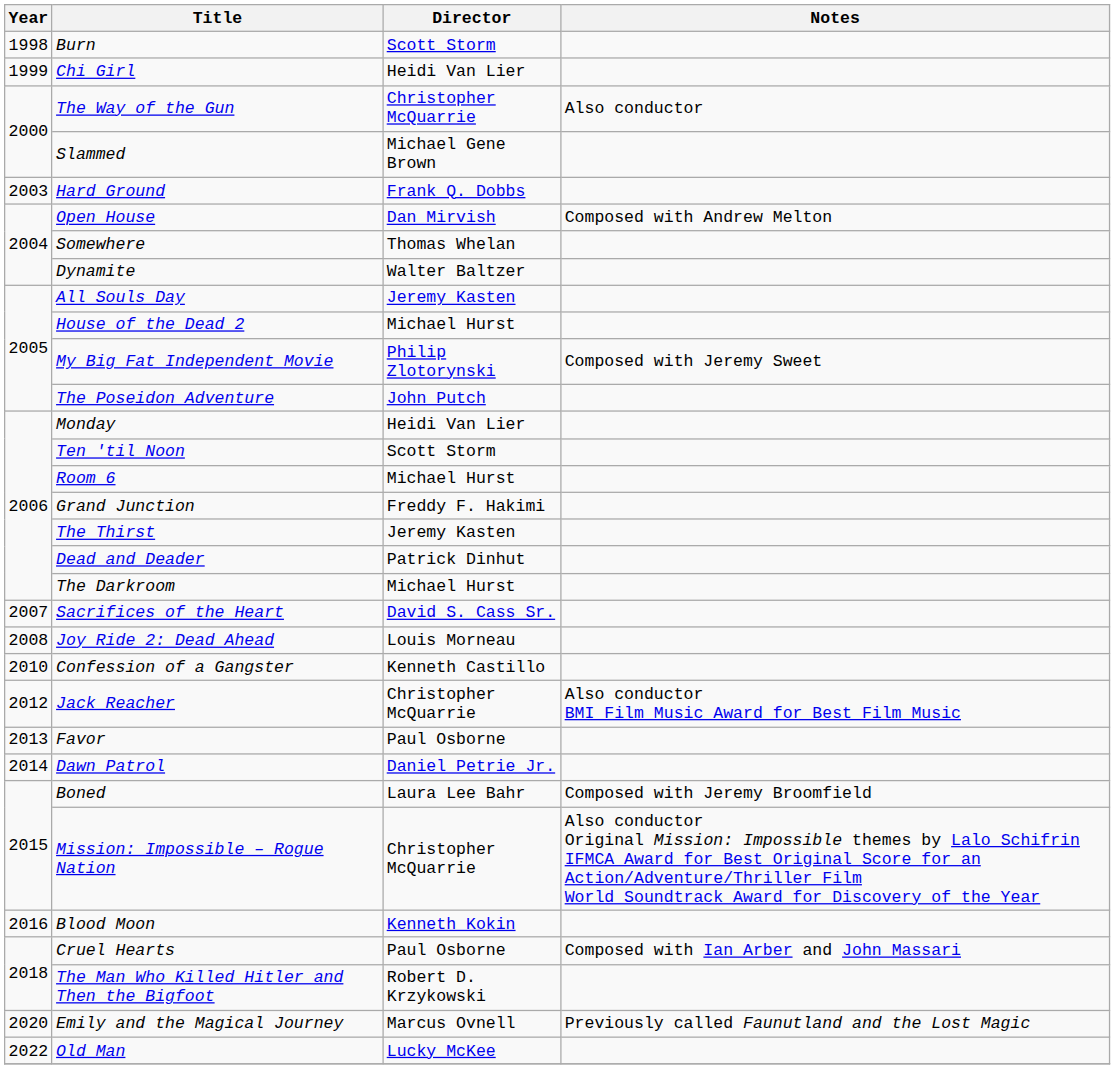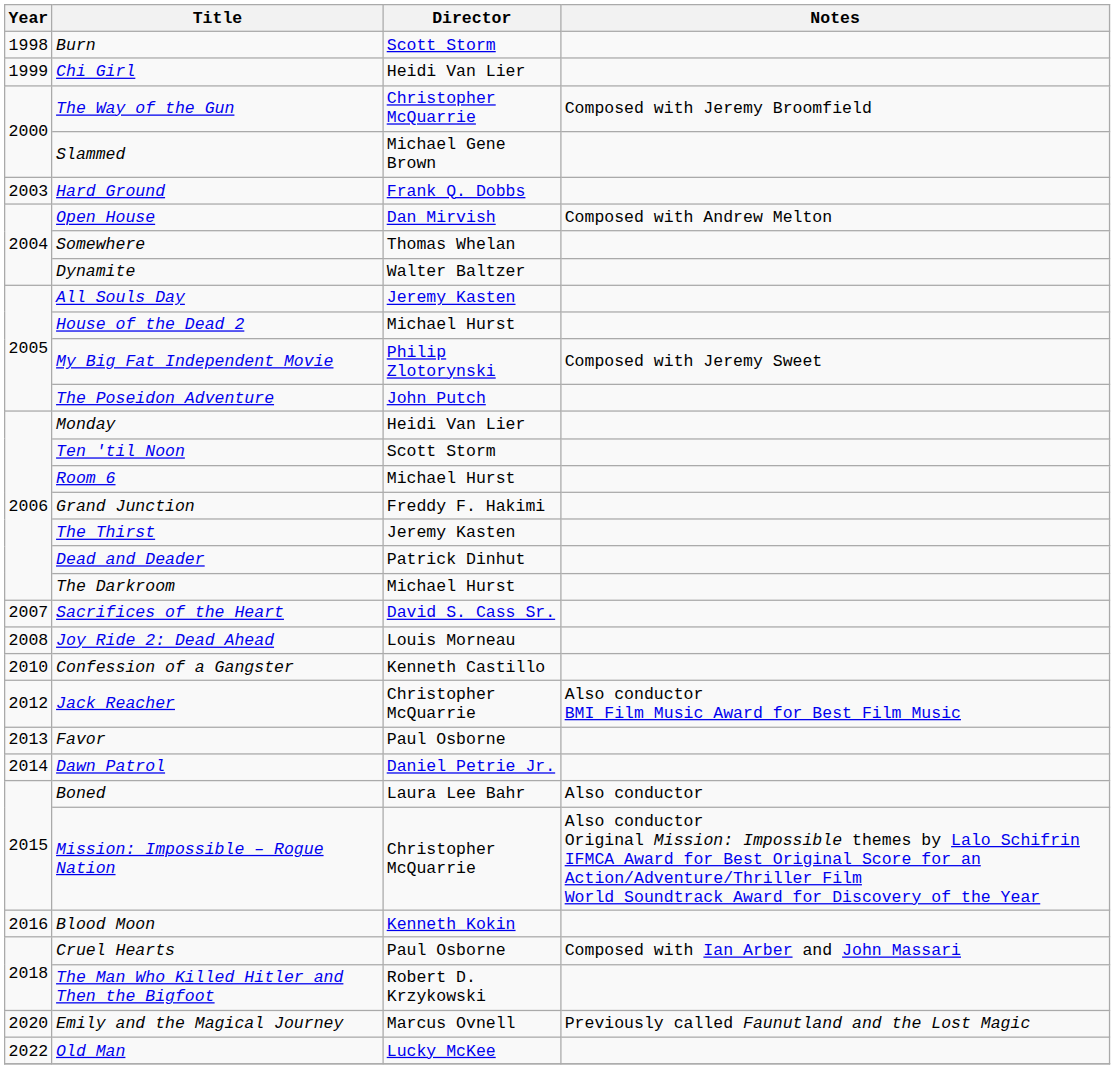(634, 108) Also conductor -> (718, 108) Composed with Jeremy Broomfield
(718, 794) Composed with Jeremy Broomfield -> (634, 794) Also conductor
